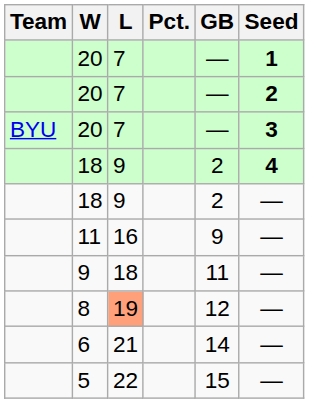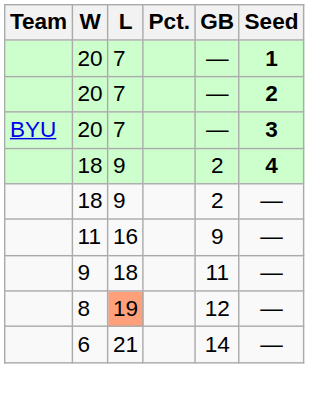- row: (39, 380)
